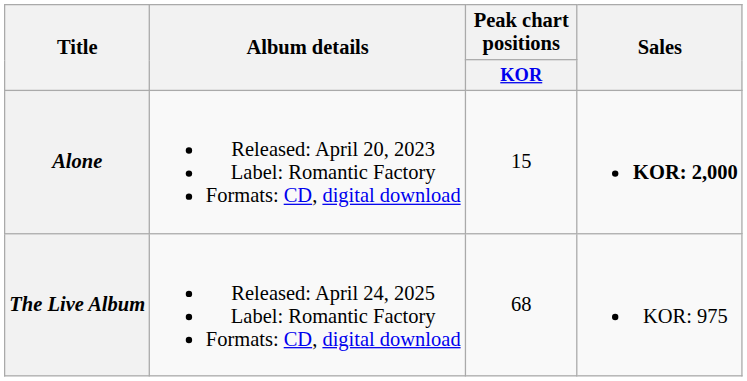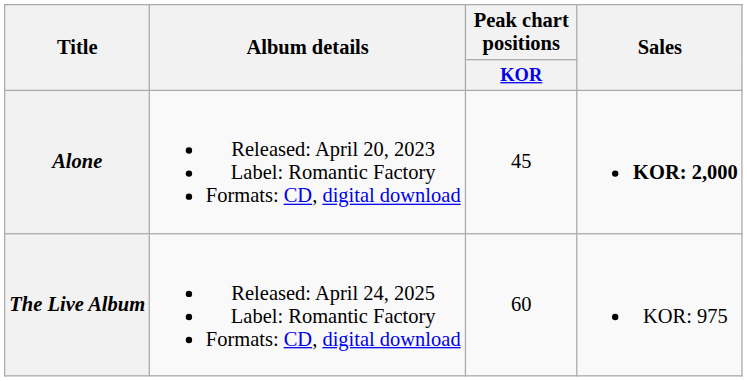(521, 161) 15 -> (521, 161) 45
(521, 304) 68 -> (521, 304) 60
